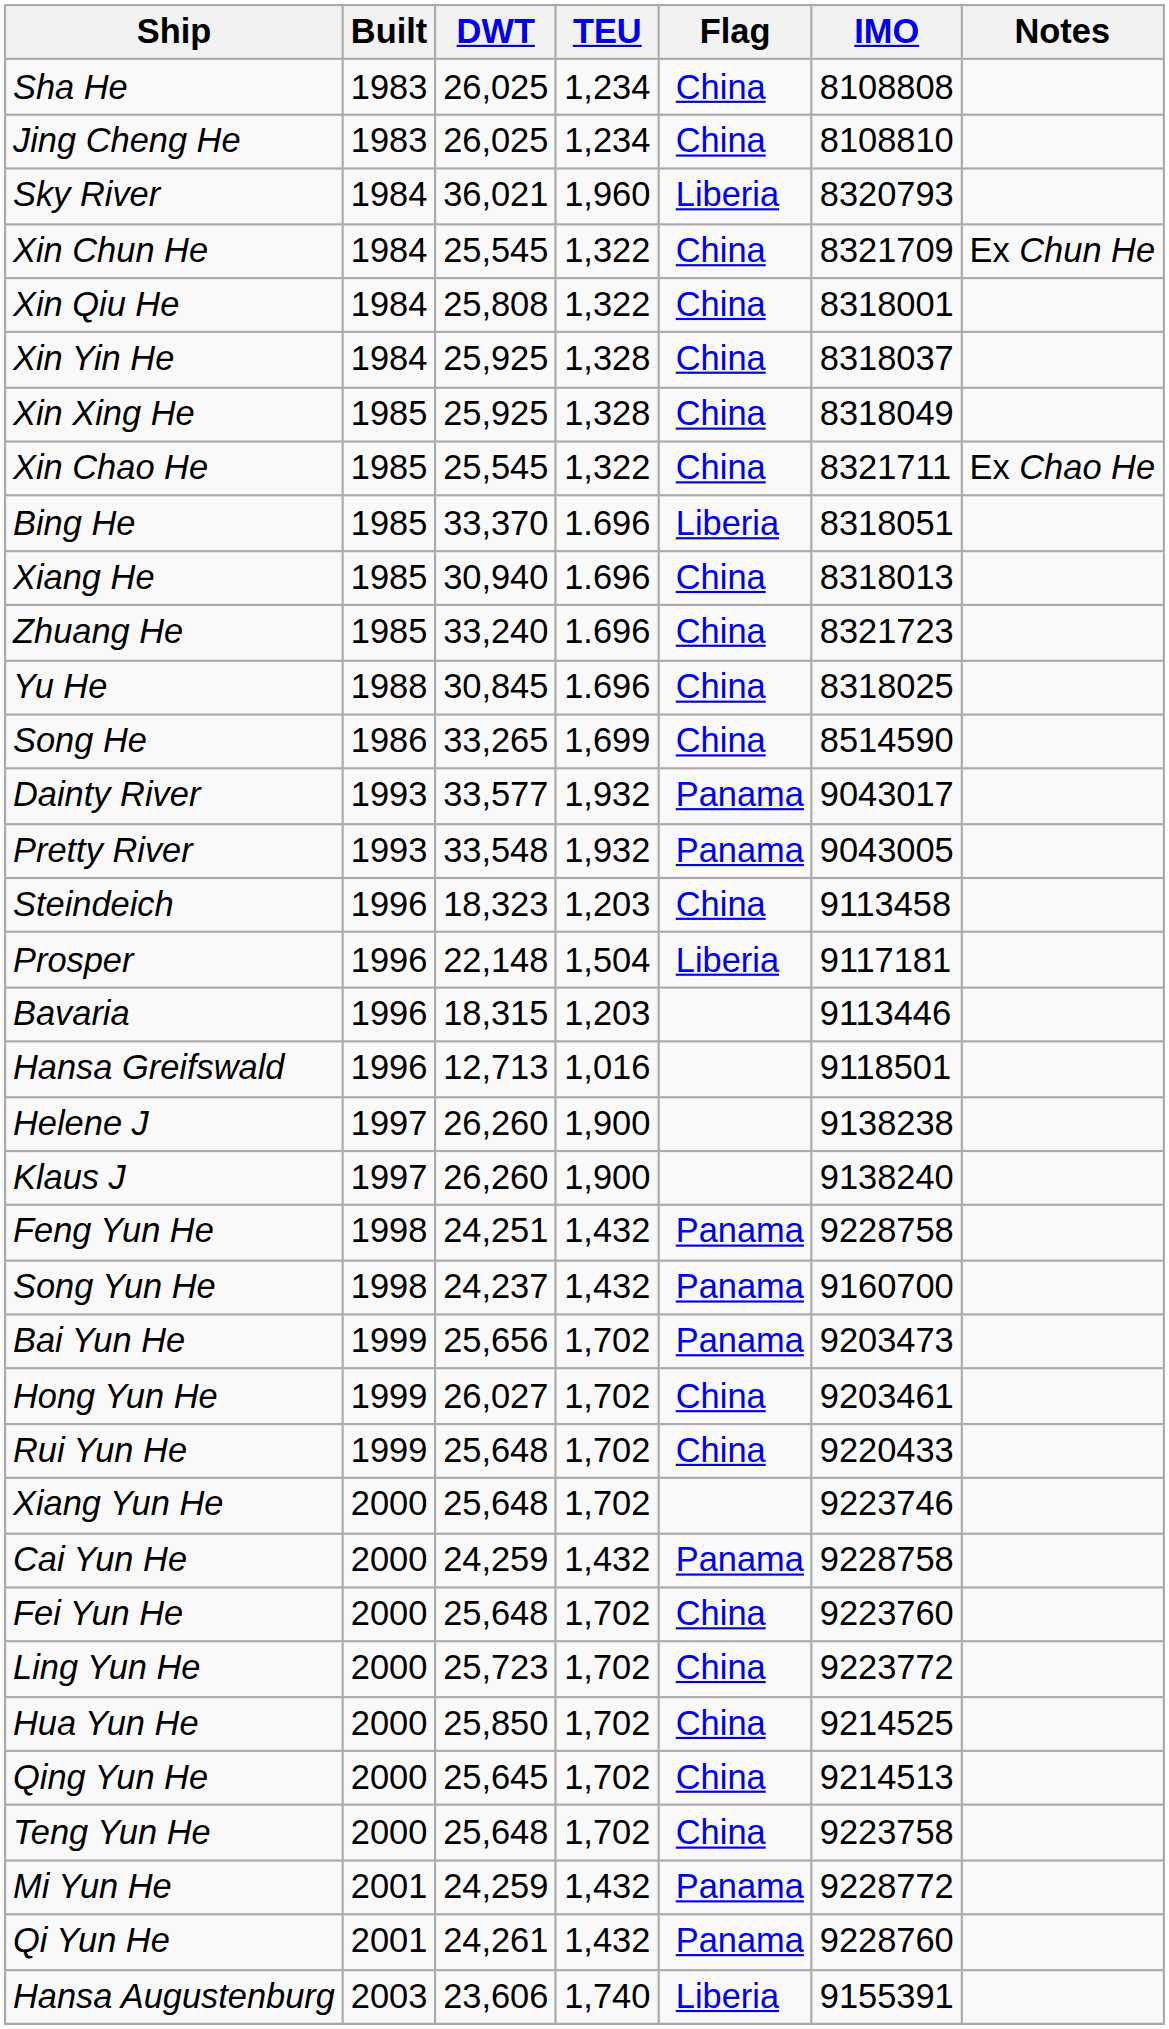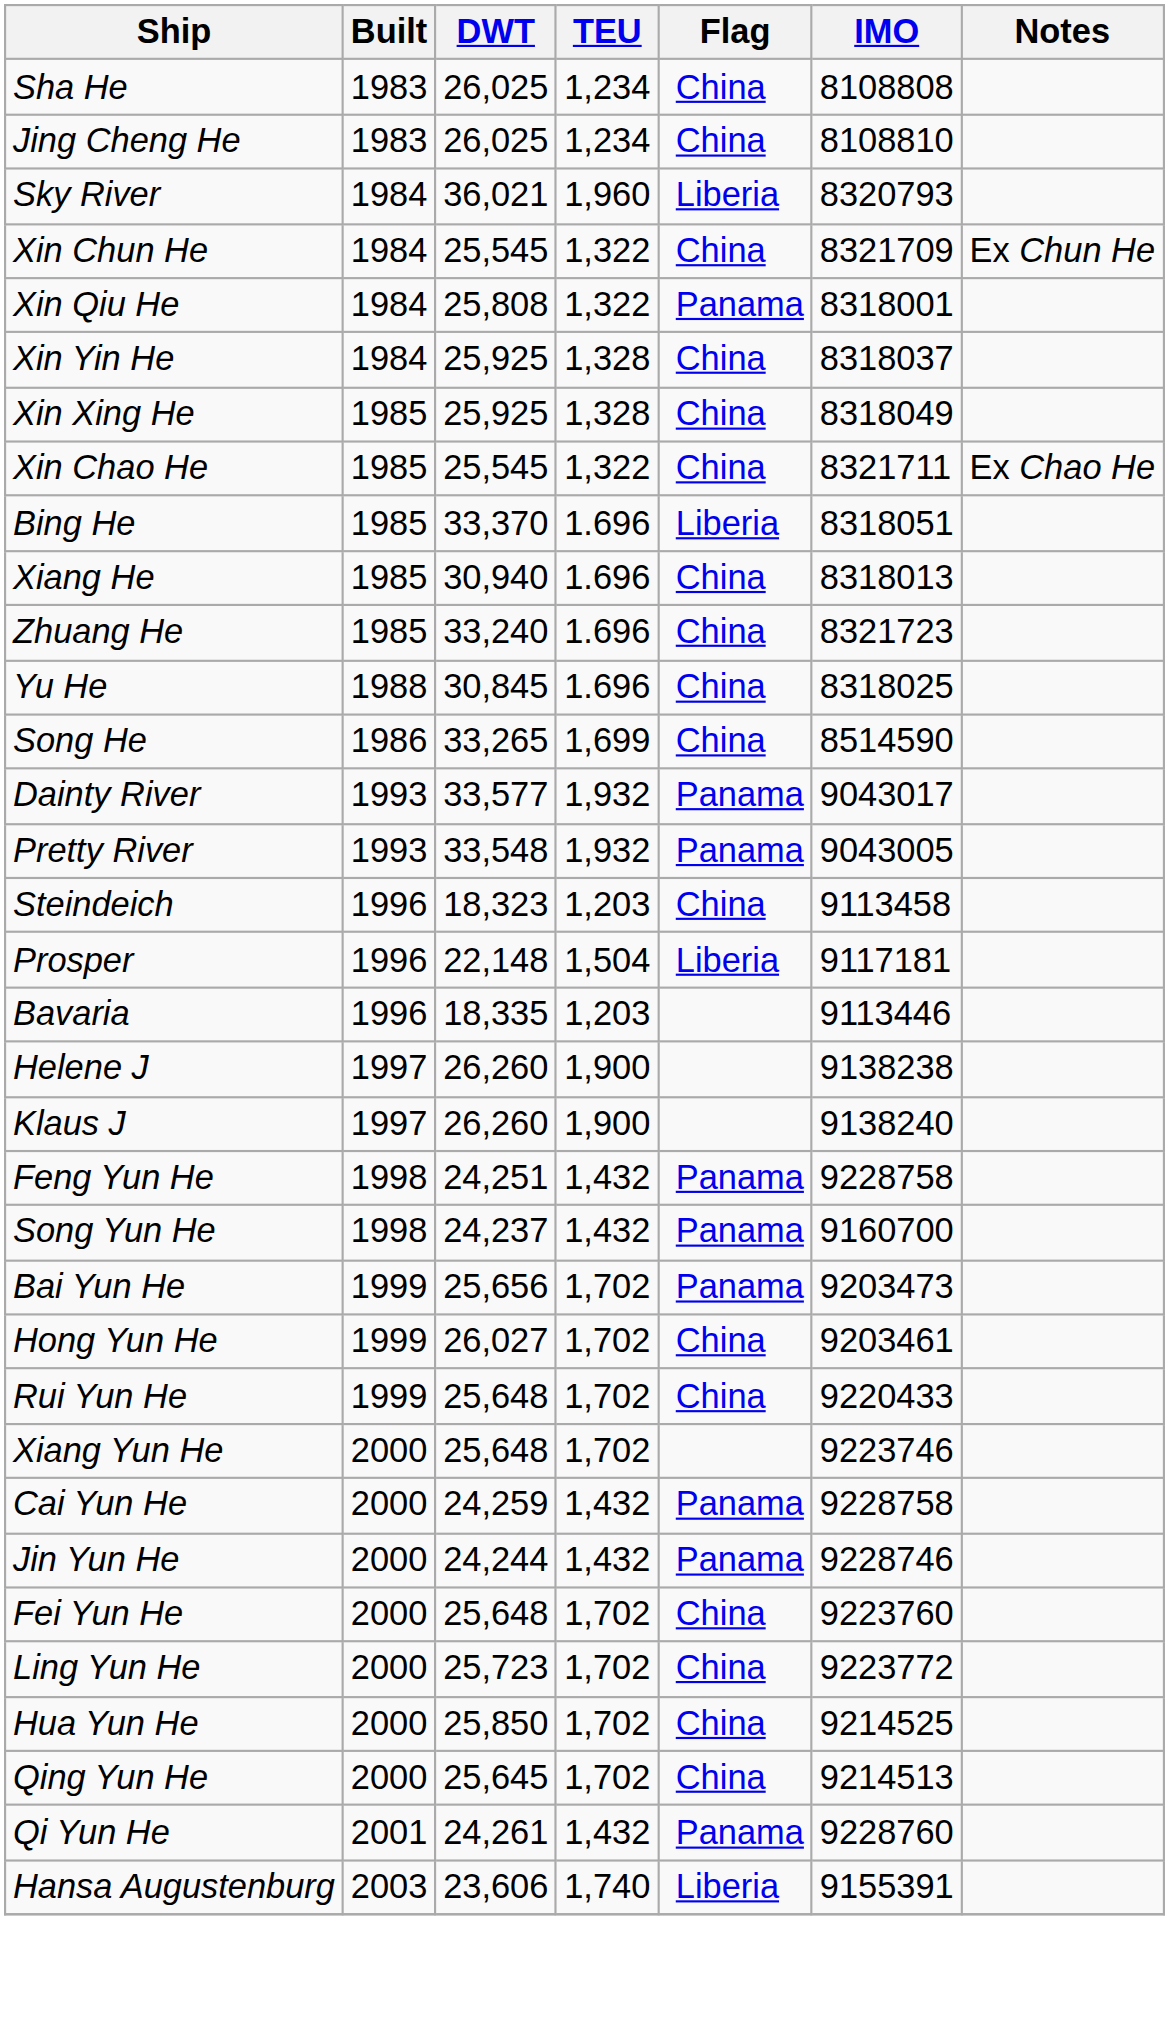(716, 304) China -> (735, 304) Panama
(496, 1013) 18,315 -> (496, 1013) 18,335
- row: (149, 1068)
+ row: (96, 1559)
- row: (112, 1832)
- row: (92, 1886)
